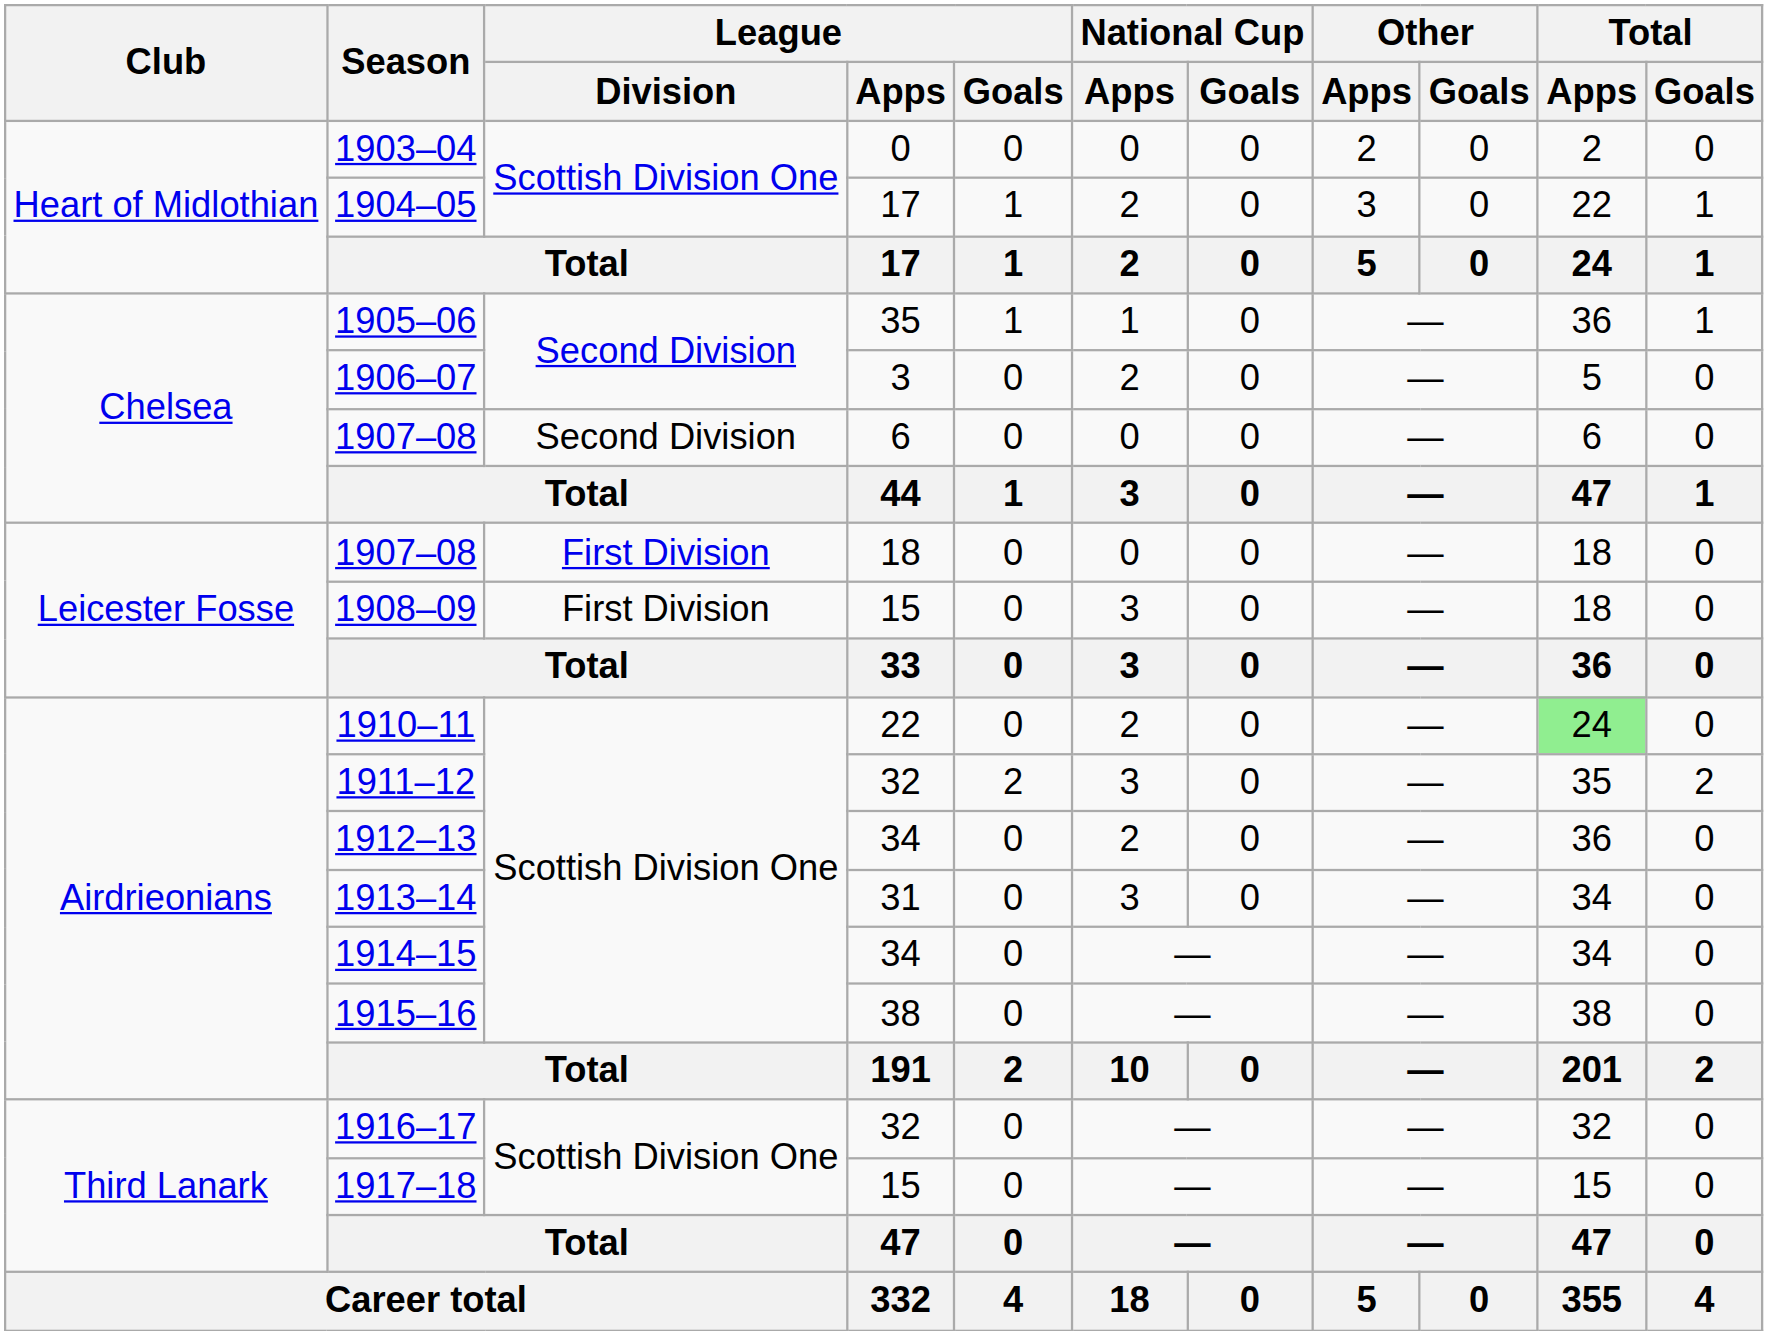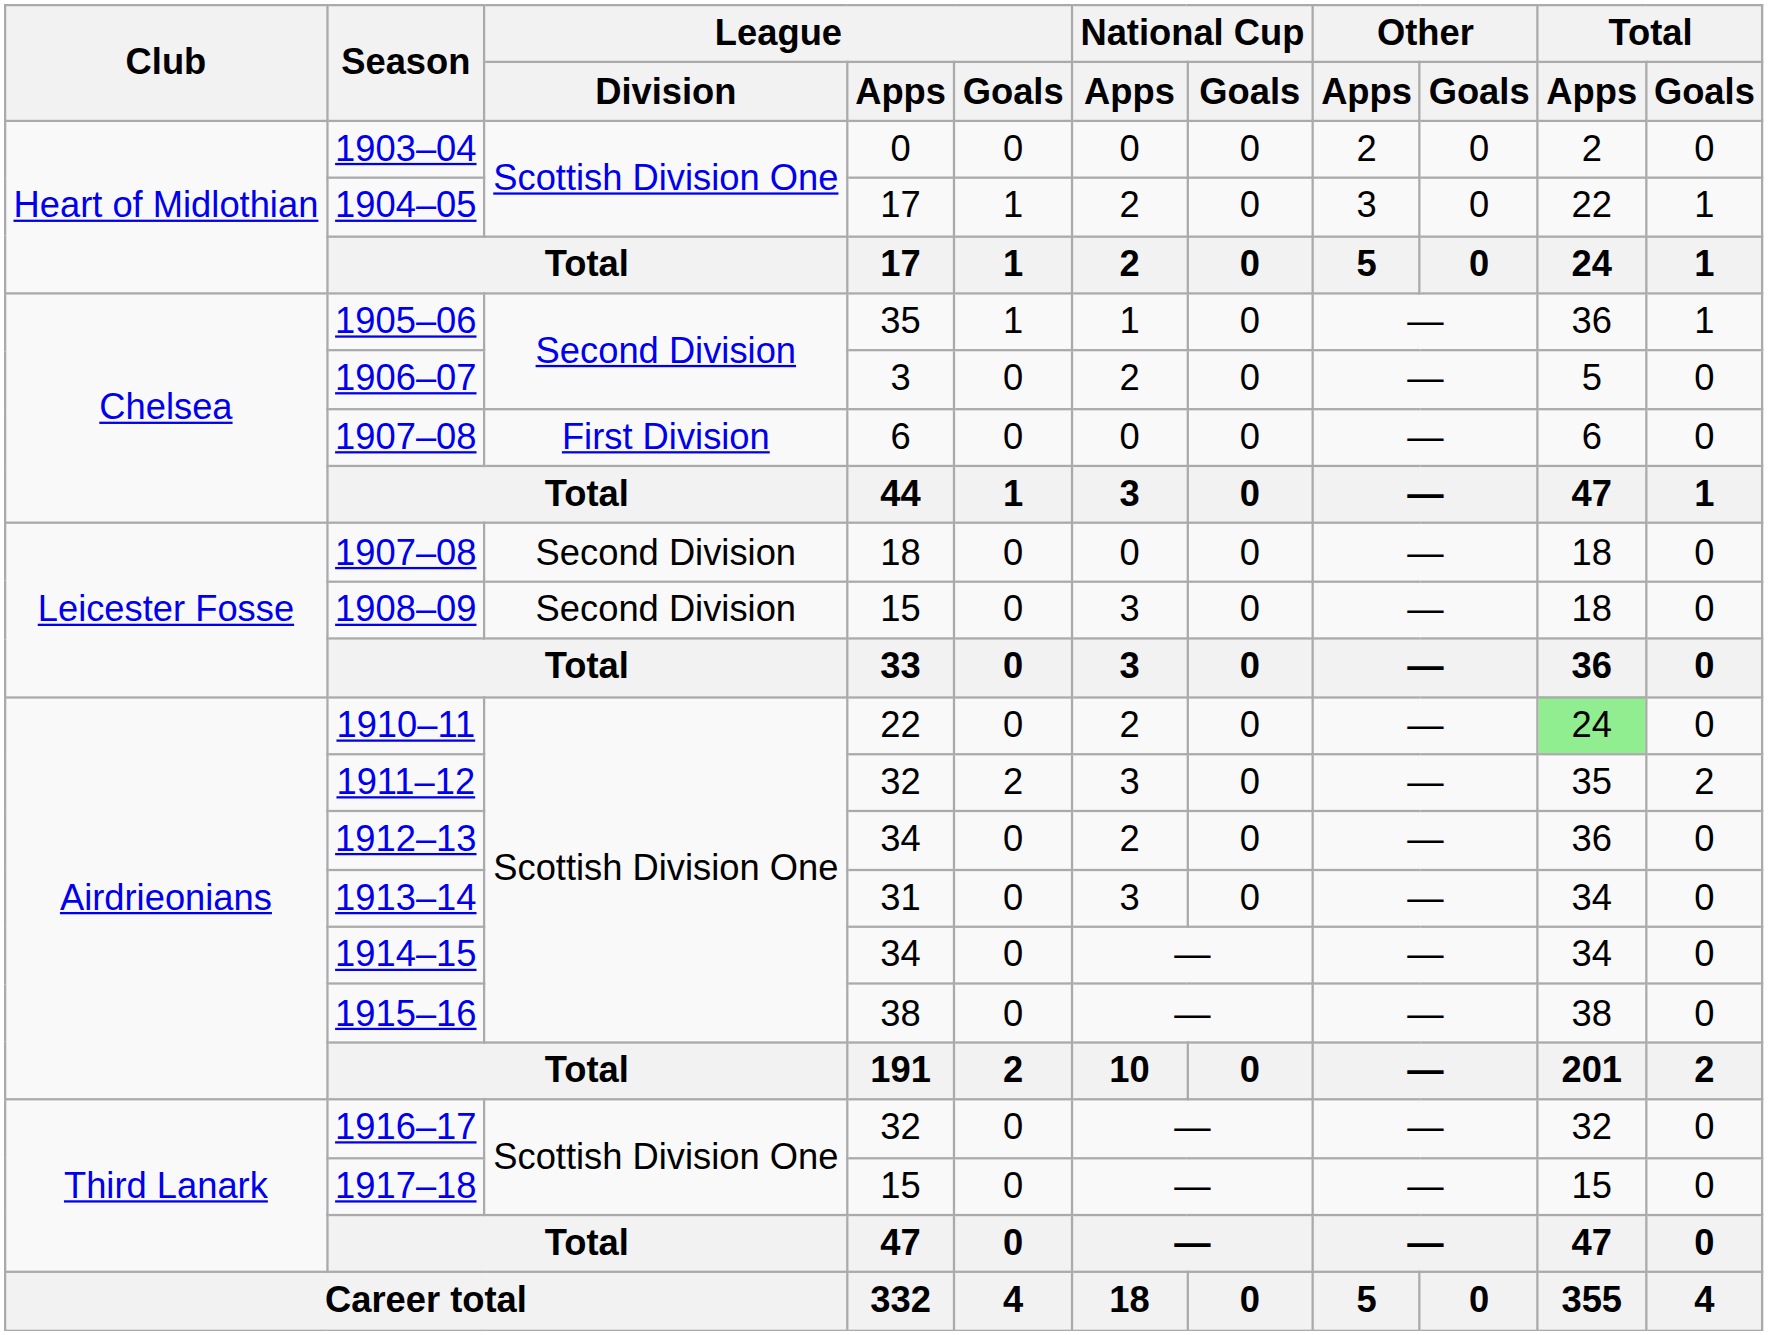(666, 436) Second Division -> (666, 436) First Division
(666, 551) First Division -> (666, 551) Second Division
(666, 609) First Division -> (666, 609) Second Division
